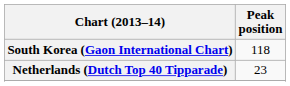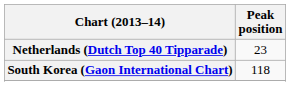rows swapped: (120, 70) <-> (120, 49)
